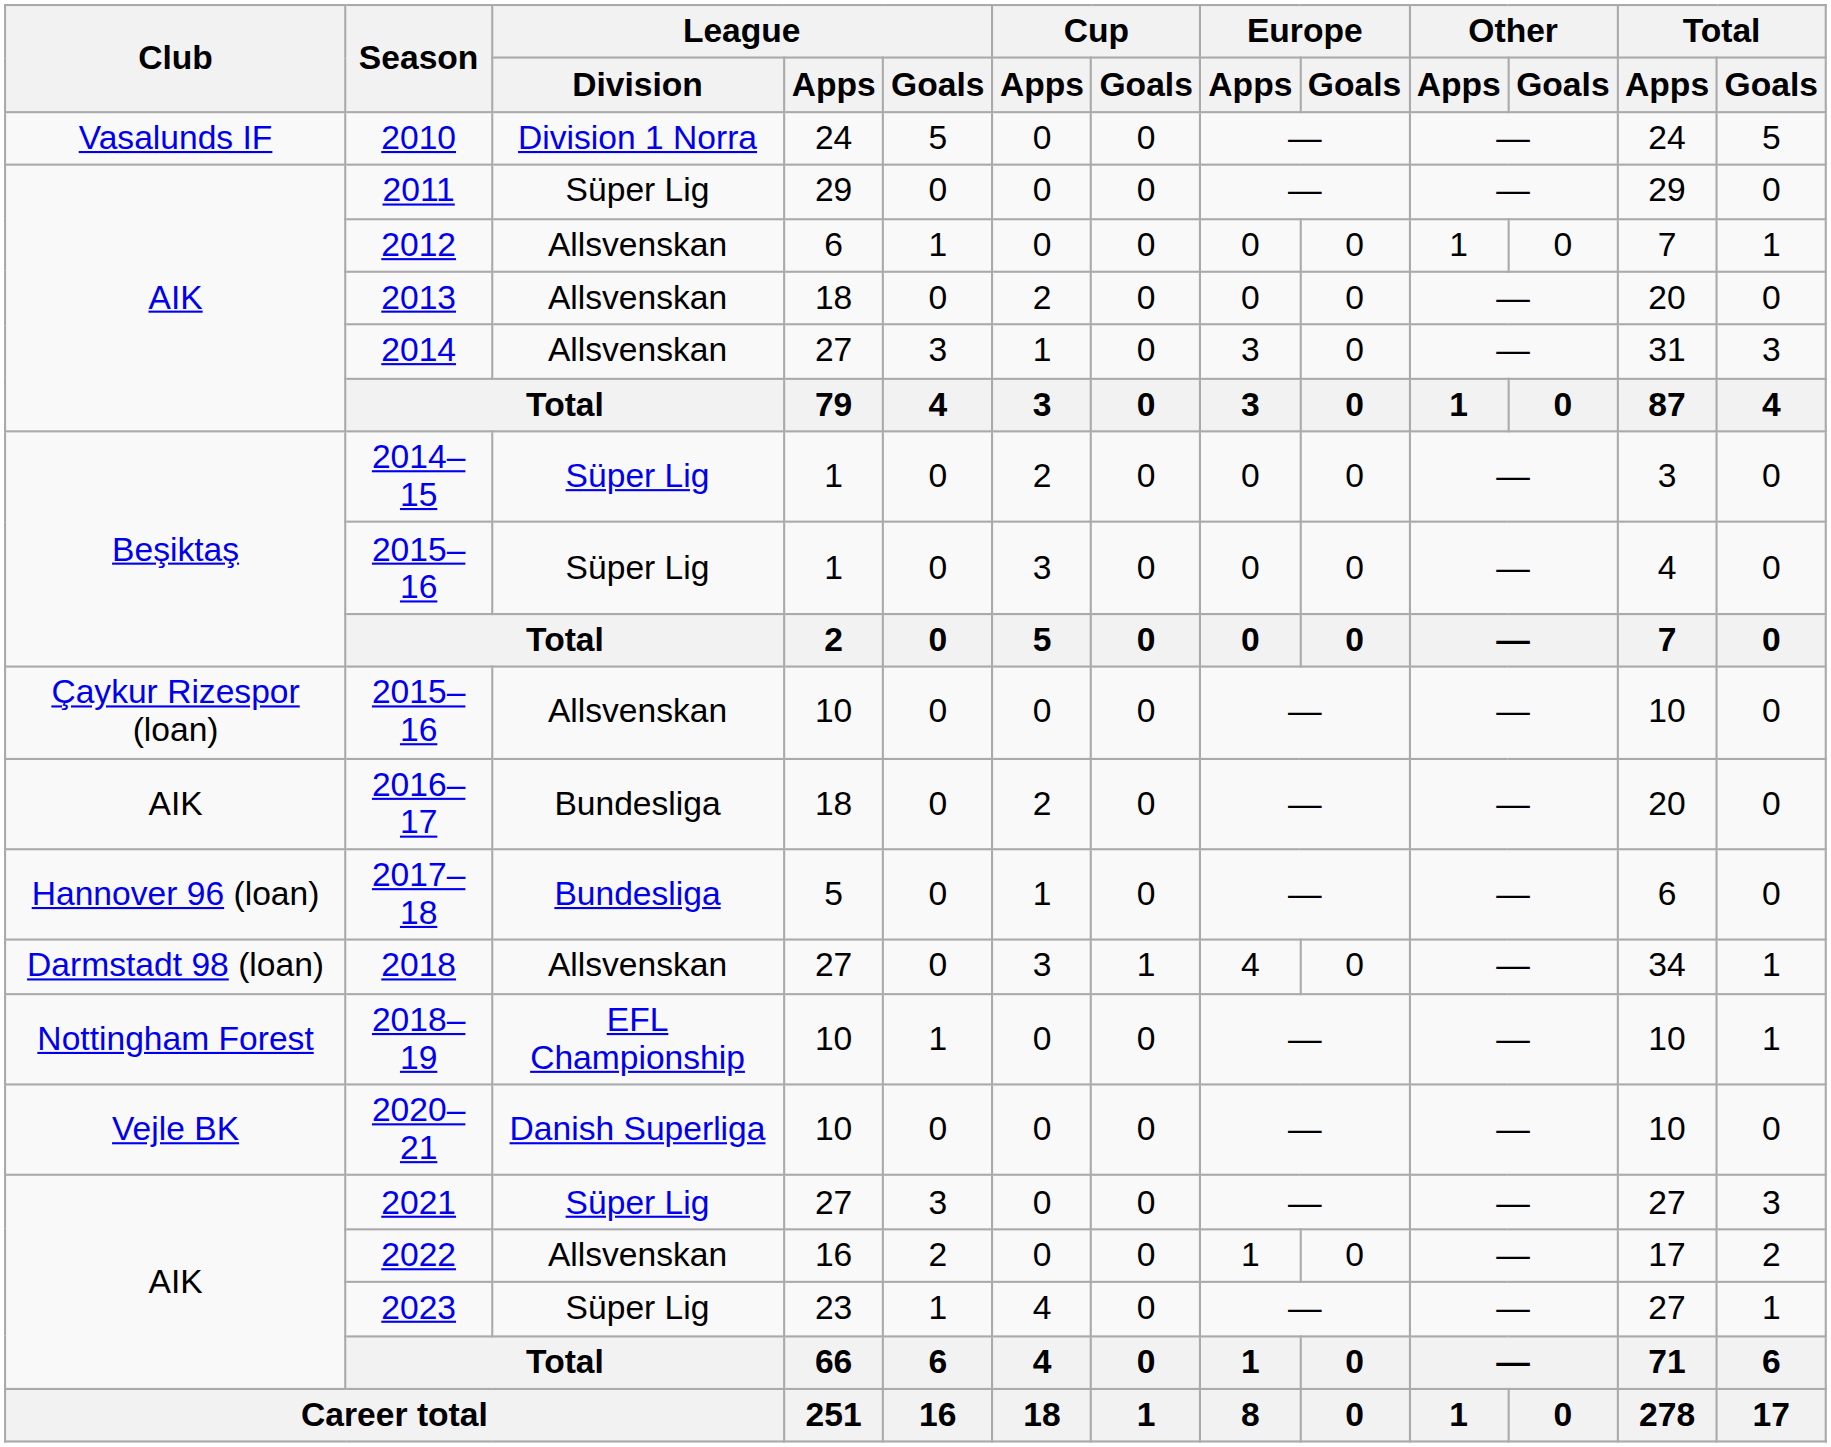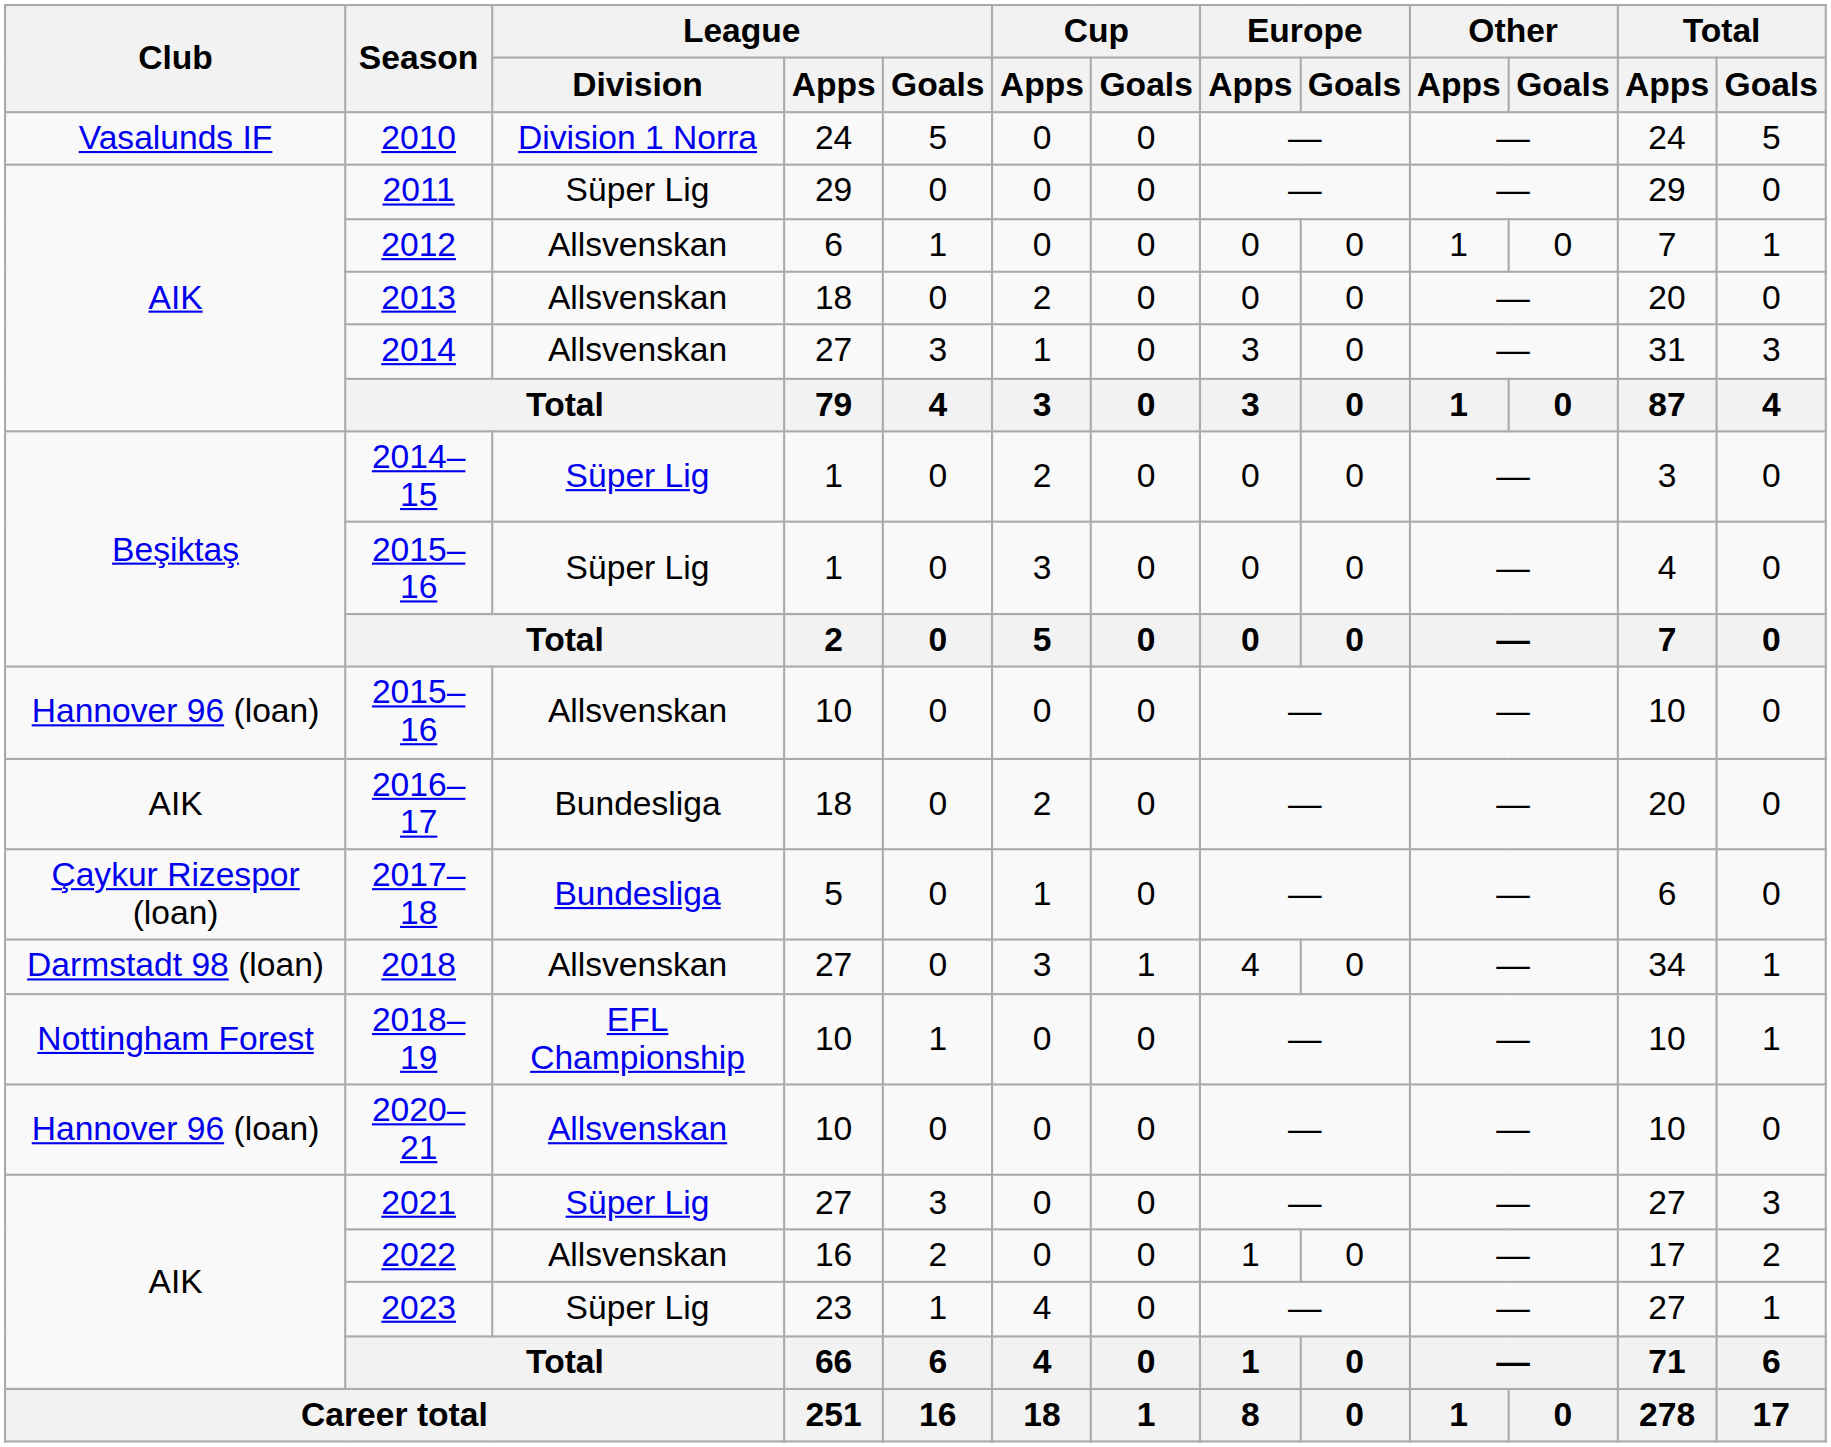(176, 711) Çaykur Rizespor (loan) -> (176, 711) Hannover 96 (loan)
(176, 893) Hannover 96 (loan) -> (176, 893) Çaykur Rizespor (loan)
(176, 1129) Vejle BK -> (176, 1129) Hannover 96 (loan)
(638, 1129) Danish Superliga -> (638, 1129) Allsvenskan
